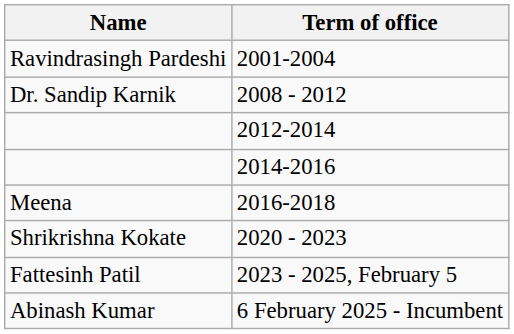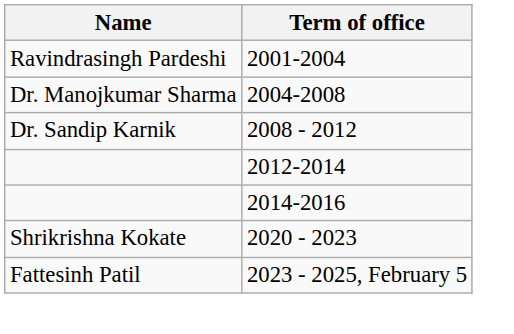+ row: (296, 94)
- row: (286, 202)
- row: (370, 310)
